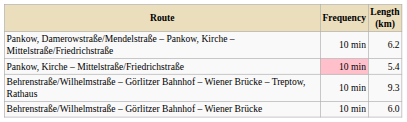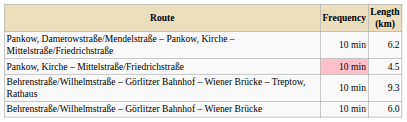(394, 66) 5.4 -> (394, 66) 4.5
